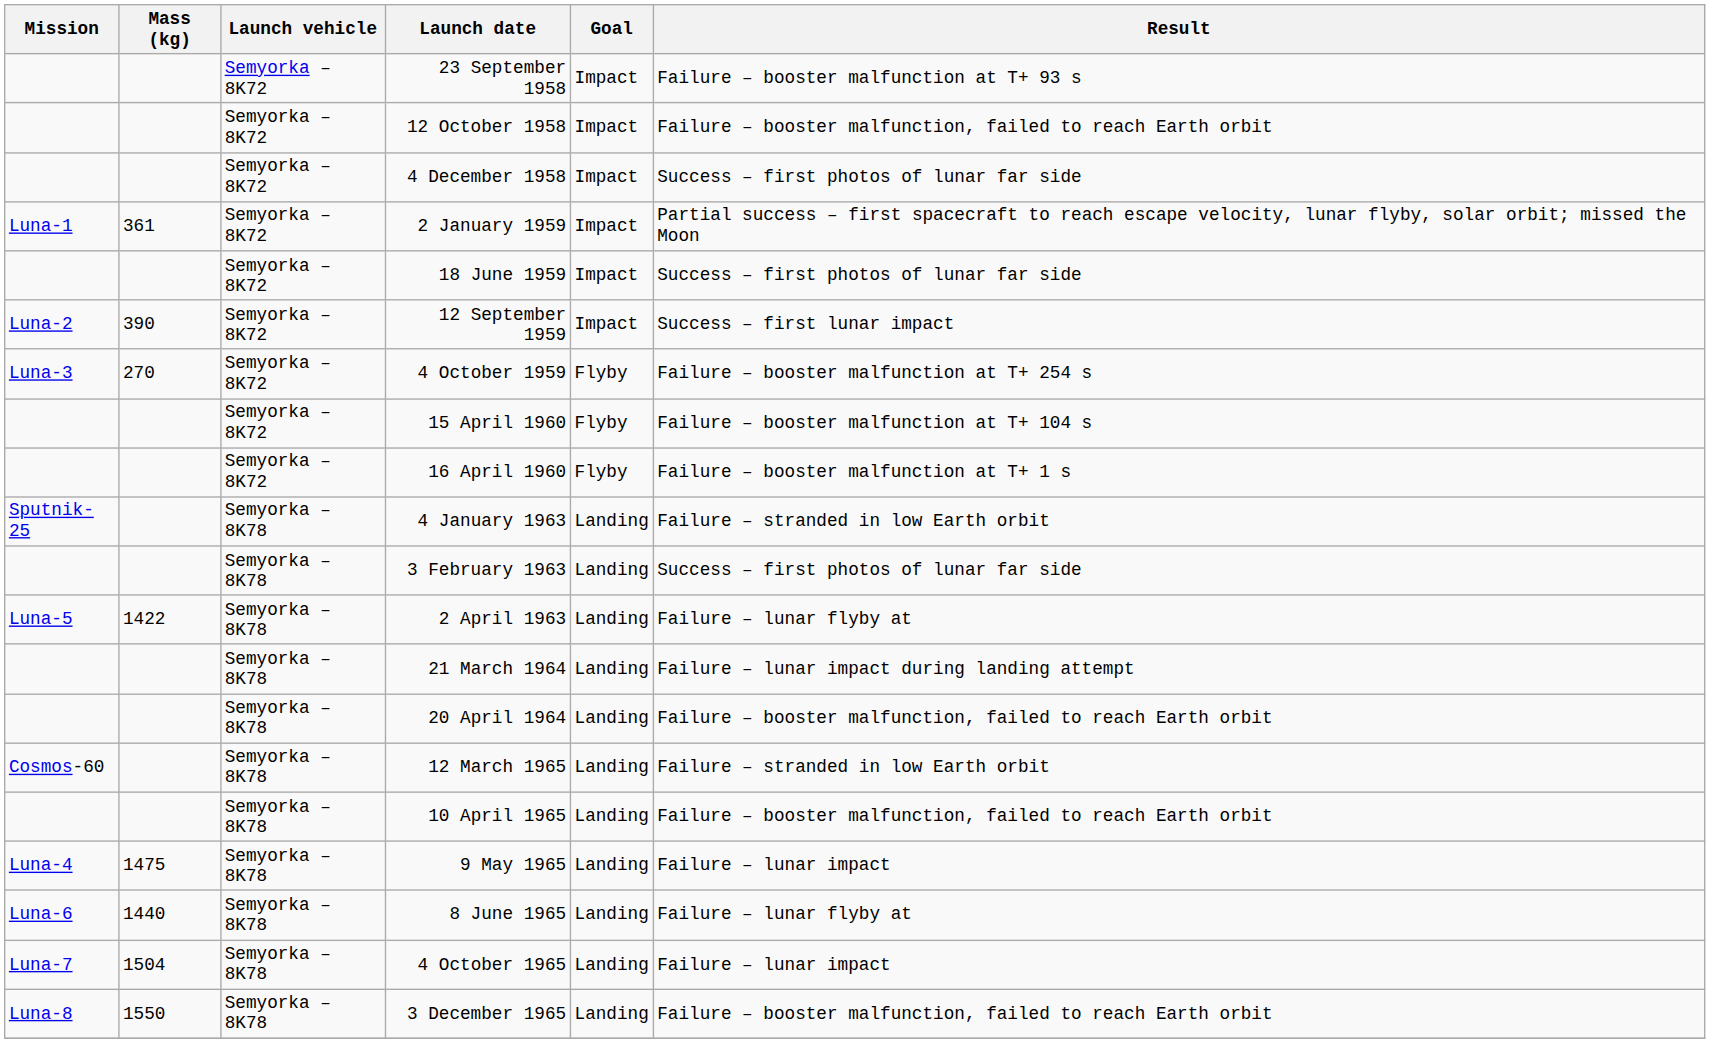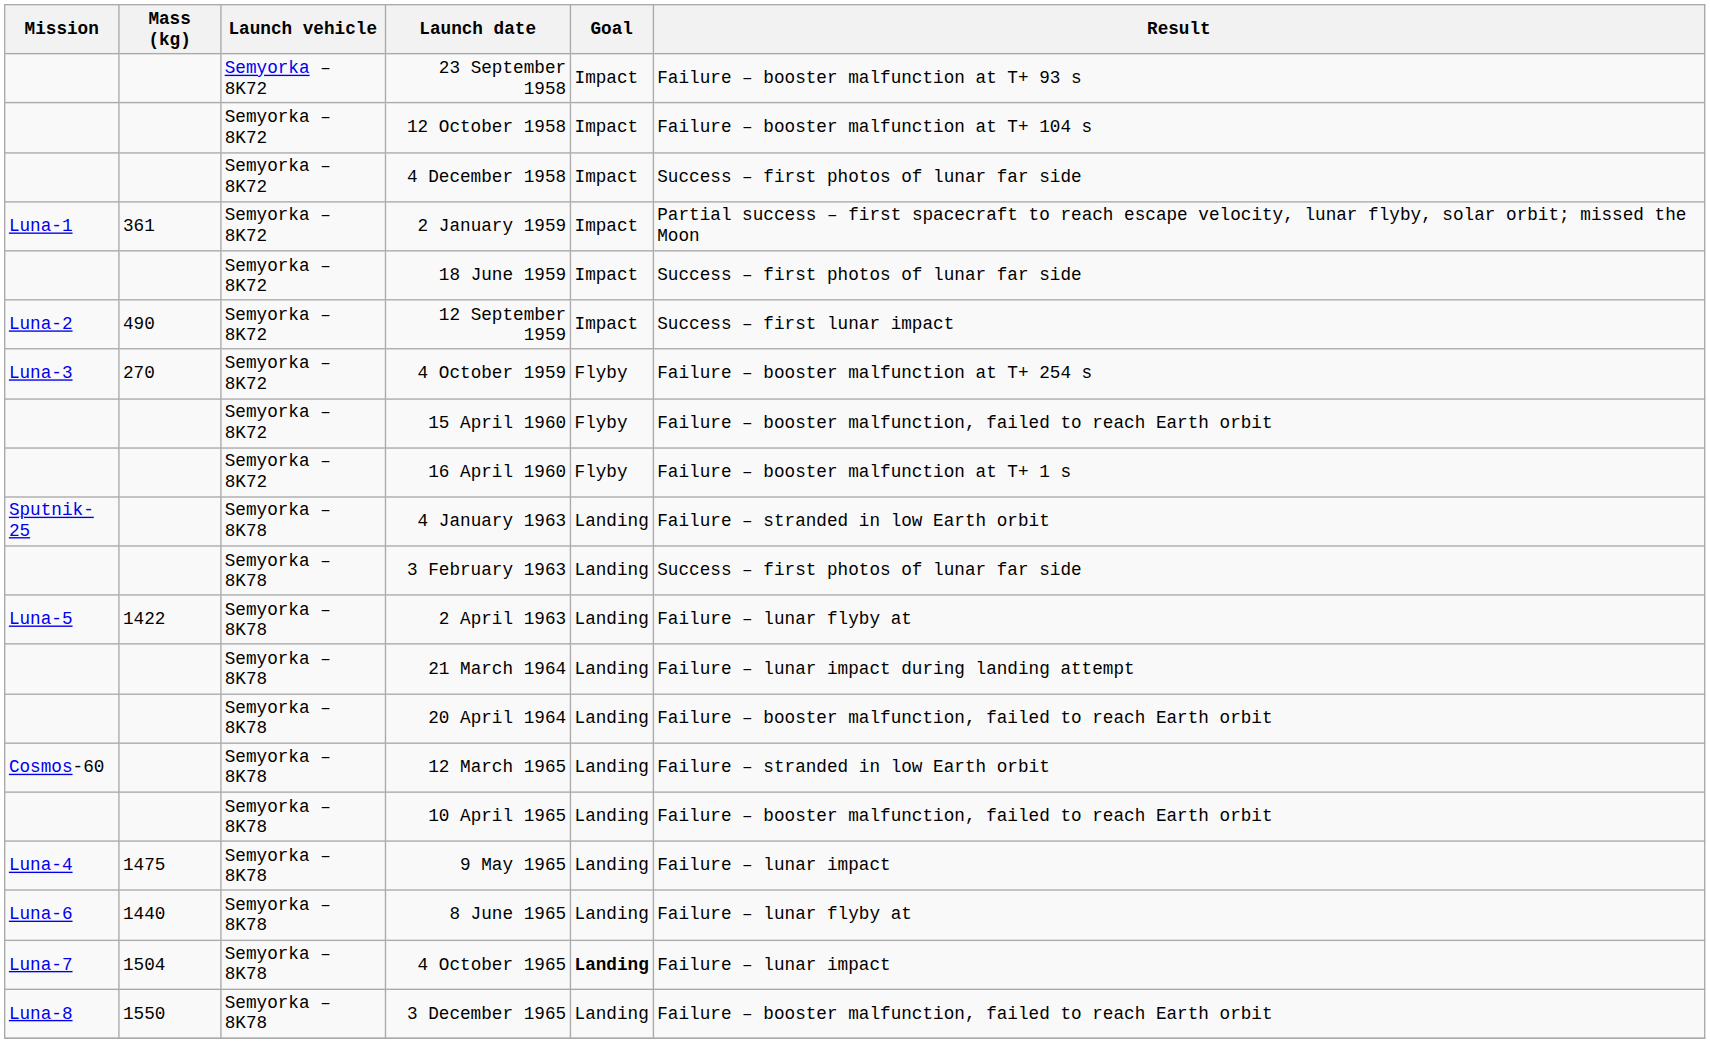(965, 128) Failure – booster malfunction, failed to reach Earth orbit -> (875, 128) Failure – booster malfunction at T+ 104 s
(139, 325) 390 -> (139, 325) 490
(875, 423) Failure – booster malfunction at T+ 104 s -> (965, 423) Failure – booster malfunction, failed to reach Earth orbit
(612, 964) normal -> (612, 964) bold
